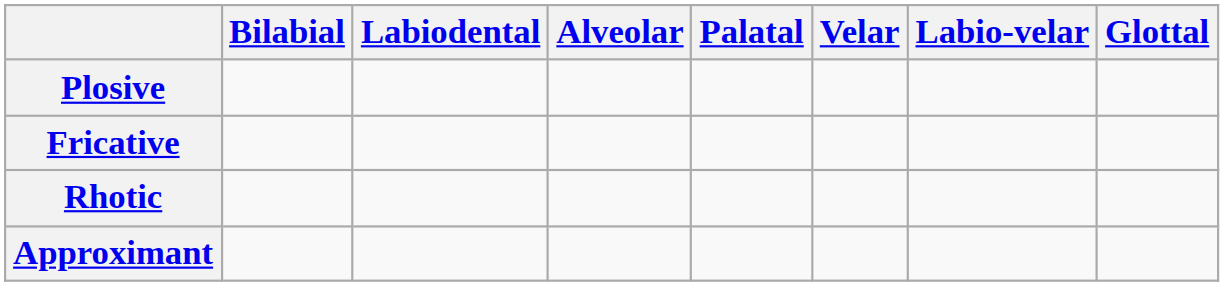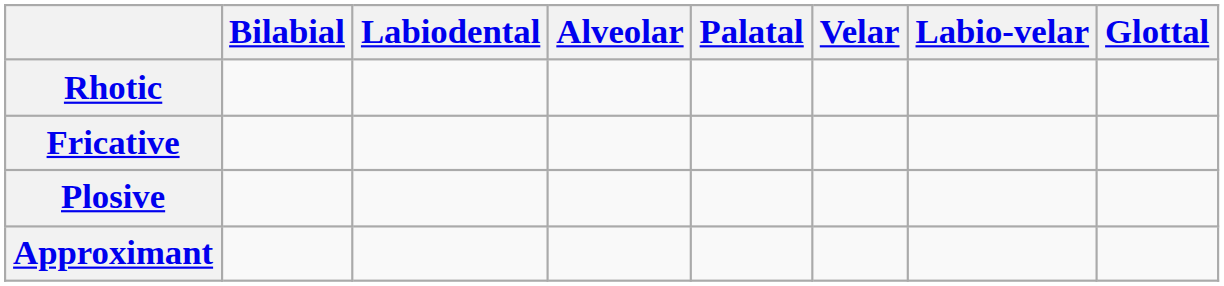rows swapped: (113, 87) <-> (113, 197)
